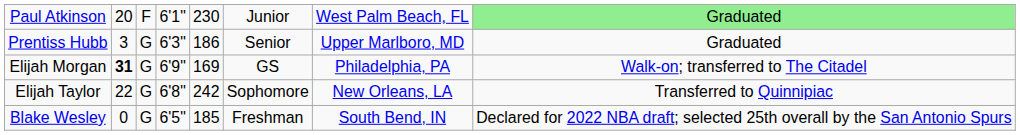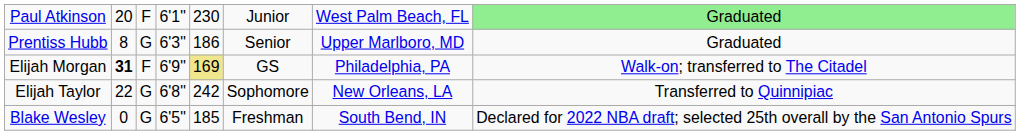(124, 42) 3 -> (124, 42) 8
(146, 67) G -> (146, 67) F
(206, 67) no background -> (206, 67) khaki background
